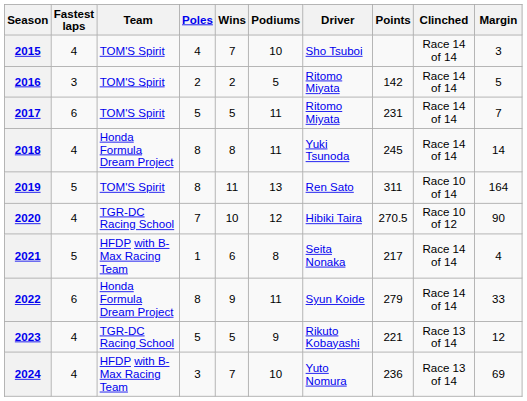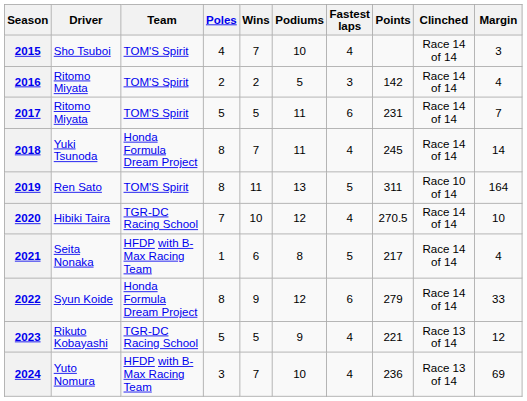columns swapped: (338, 20) <-> (74, 20)
(498, 81) 5 -> (498, 81) 4
(232, 150) 8 -> (256, 150) 7
(444, 218) Race 10 of 12 -> (444, 218) Race 14 of 14
(498, 218) 90 -> (498, 218) 10
(276, 299) 11 -> (300, 299) 12
